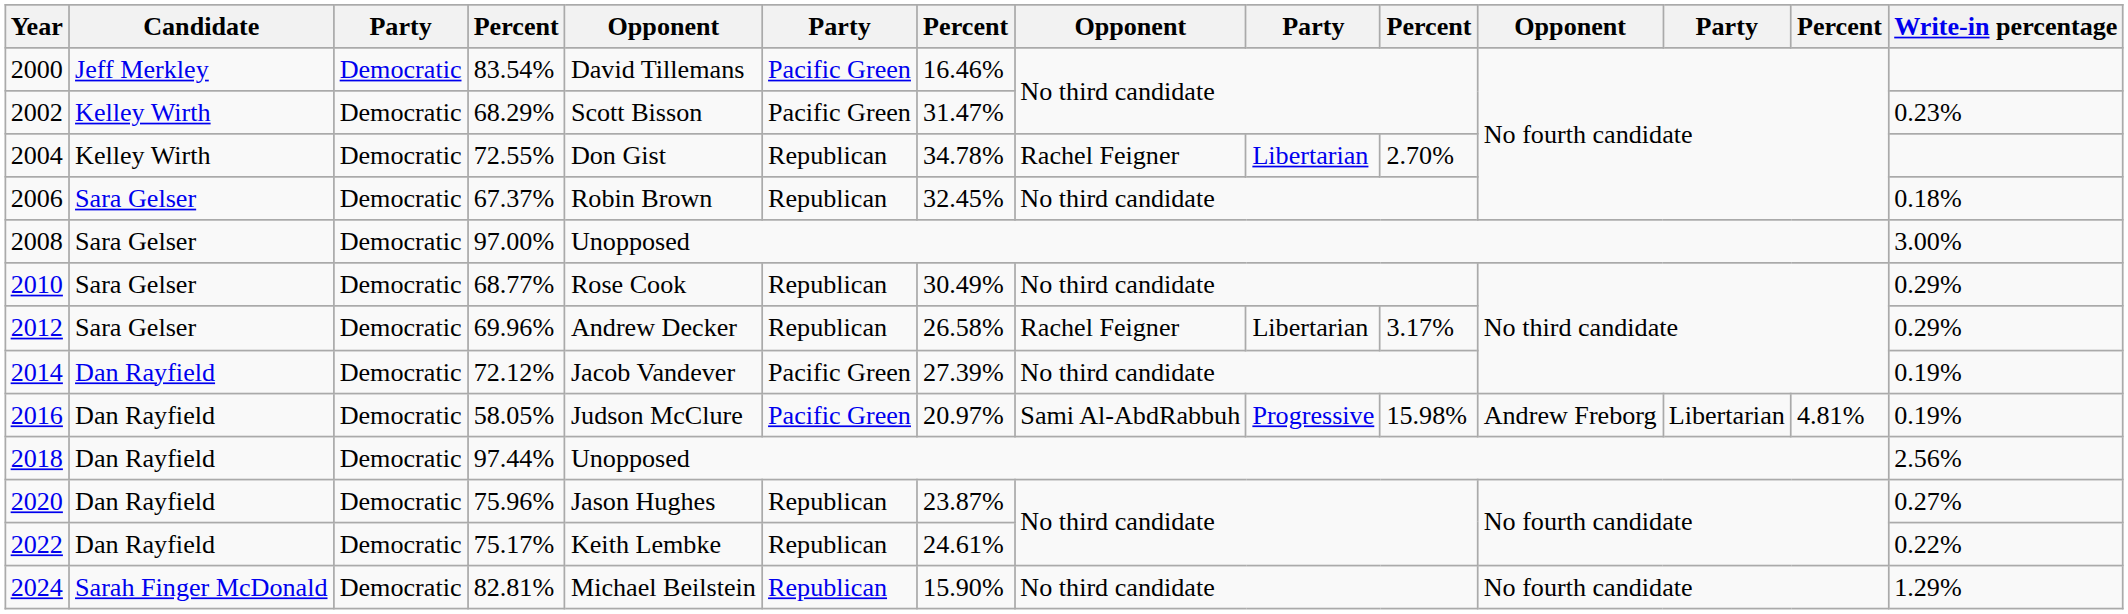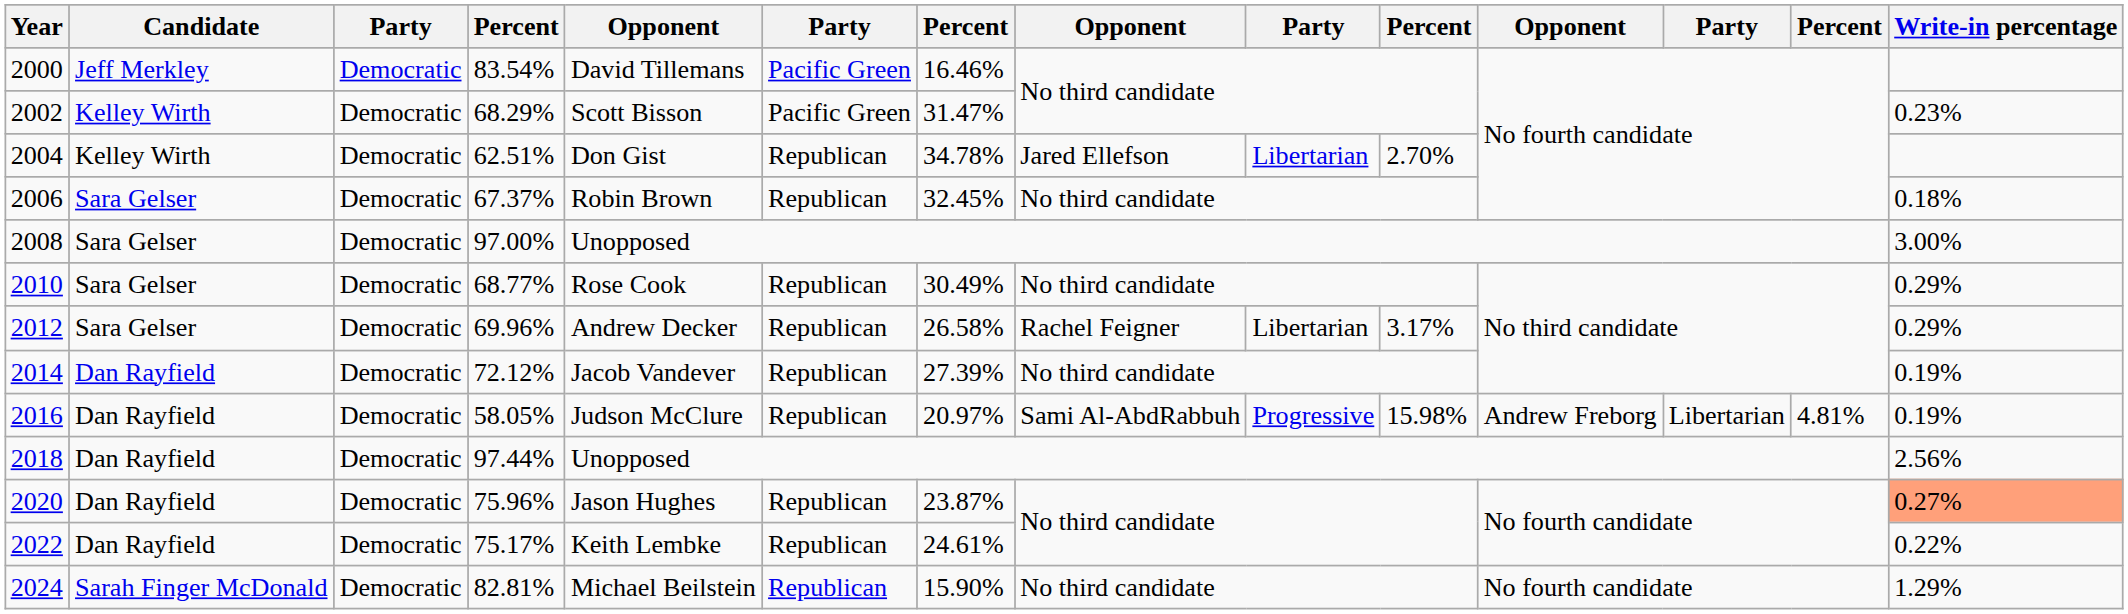(514, 155) 72.55% -> (514, 155) 62.51%
(1100, 155) Rachel Feigner -> (1095, 155) Jared Ellefson
(840, 370) Pacific Green -> (828, 370) Republican
(840, 414) Pacific Green -> (828, 414) Republican
(1928, 500) no background -> (1928, 500) lightsalmon background
